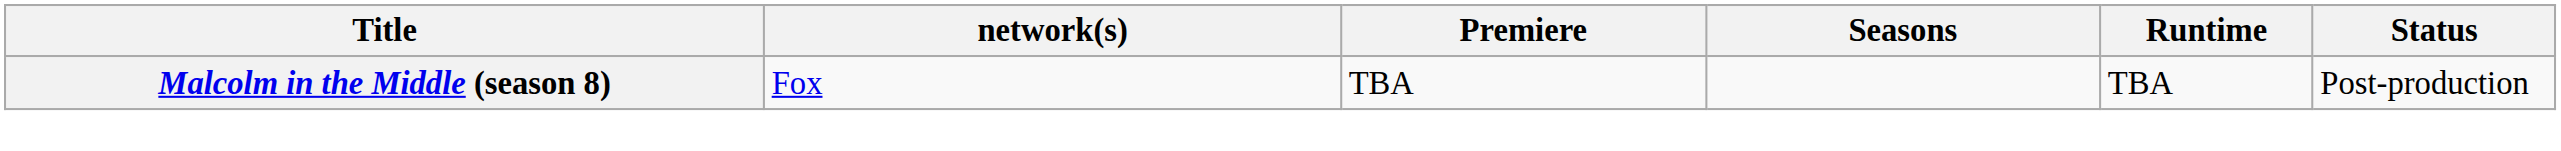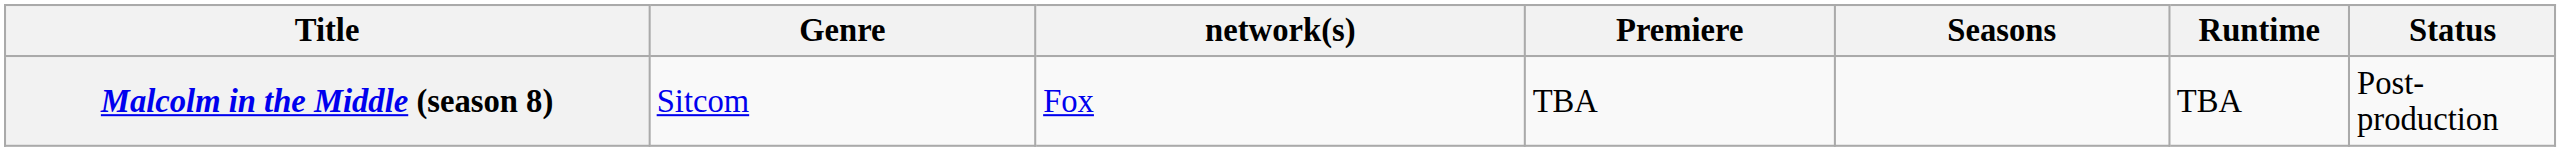+ column: (842, 30)
